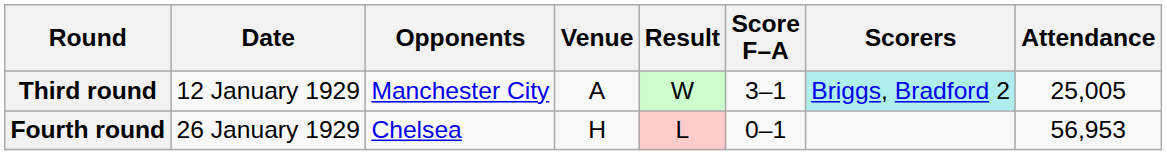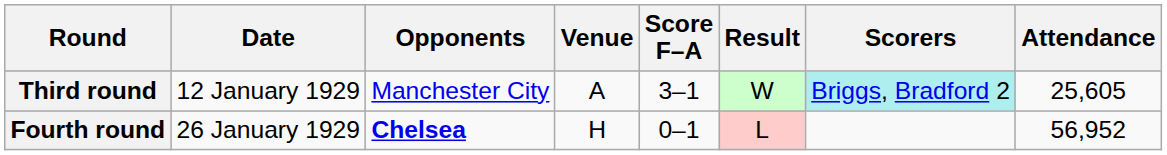columns swapped: (682, 37) <-> (766, 37)
(1088, 90) 25,005 -> (1088, 90) 25,605
(417, 129) normal -> (419, 129) bold
(1088, 129) 56,953 -> (1088, 129) 56,952
